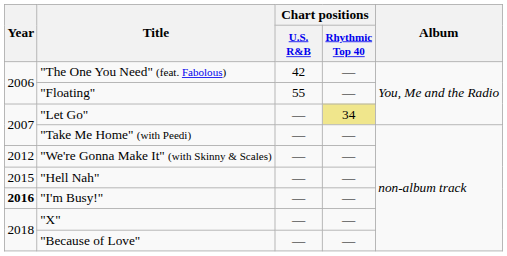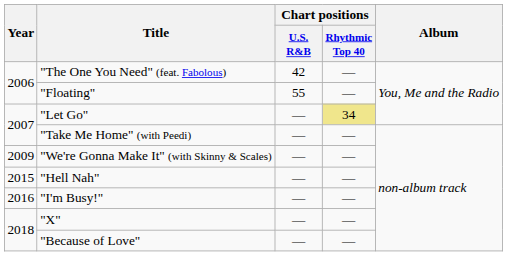(21, 156) 2012 -> (21, 156) 2009
(21, 198) bold -> (21, 198) normal
